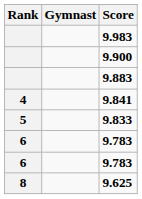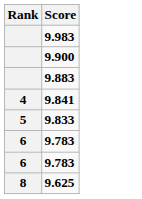- column: (70, 15)
